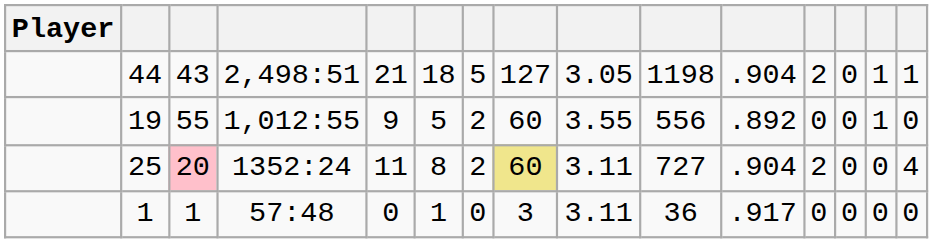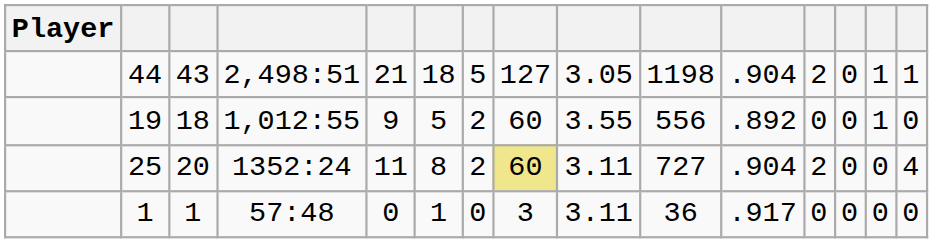(193, 121) 55 -> (193, 121) 18
(193, 167) pink background -> (193, 167) no background
